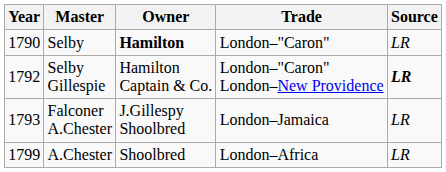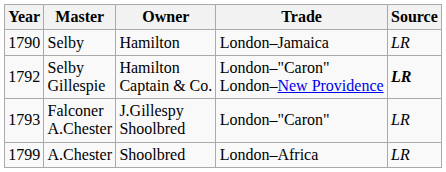(152, 42) bold -> (150, 42) normal
(275, 42) London–"Caron" -> (274, 42) London–Jamaica
(274, 120) London–Jamaica -> (275, 120) London–"Caron"
